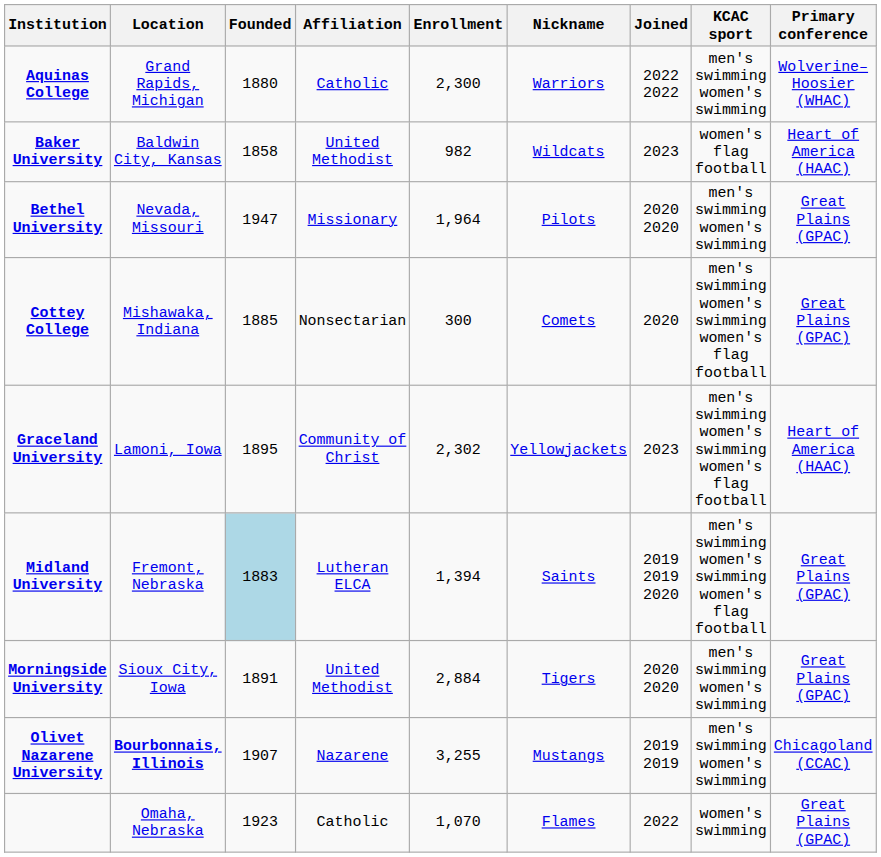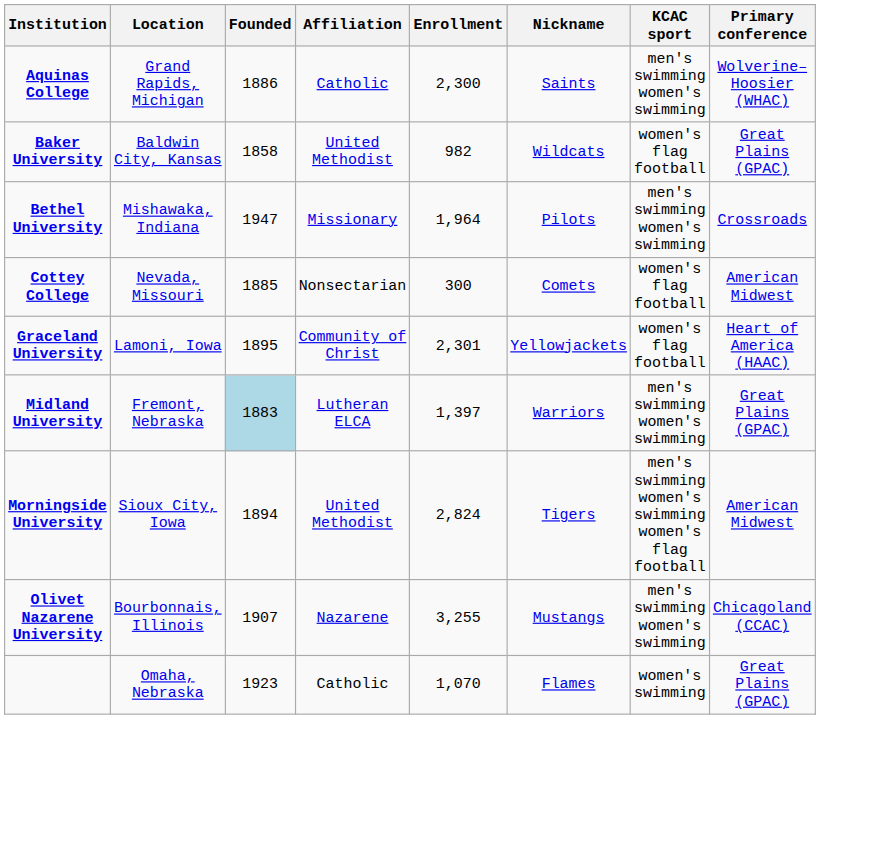- column: (661, 25)
(260, 84) 1880 -> (260, 84) 1886
(569, 84) Warriors -> (569, 84) Saints
(823, 152) Heart of America (HAAC) -> (762, 152) Great Plains (GPAC)
(168, 219) Nevada, Missouri -> (168, 219) Mishawaka, Indiana
(823, 219) Great Plains (GPAC) -> (762, 219) Crossroads
(168, 321) Mishawaka, Indiana -> (168, 287) Nevada, Missouri
(731, 321) men's swimming women's swimming women's flag football -> (670, 287) women's flag football
(823, 321) Great Plains (GPAC) -> (762, 287) American Midwest
(458, 449) 2,302 -> (458, 346) 2,301
(731, 449) men's swimming women's swimming women's flag football -> (670, 346) women's flag football
(458, 577) 1,394 -> (458, 413) 1,397
(569, 577) Saints -> (569, 413) Warriors
(731, 577) men's swimming women's swimming women's flag football -> (670, 413) men's swimming women's swimming
(260, 679) 1891 -> (260, 515) 1894
(458, 679) 2,884 -> (458, 515) 2,824
(731, 679) men's swimming women's swimming -> (670, 515) men's swimming women's swimming women's flag football
(823, 679) Great Plains (GPAC) -> (762, 515) American Midwest
(168, 755) bold -> (168, 617) normal
